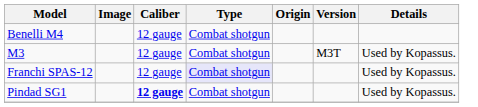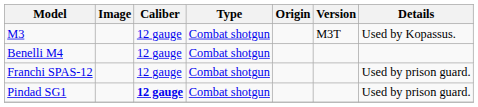rows swapped: (16, 53) <-> (35, 33)
(229, 72) lavender background -> (229, 72) no background
(409, 72) Used by Kopassus. -> (416, 72) Used by prison guard.
(409, 92) Used by Kopassus. -> (416, 92) Used by prison guard.
